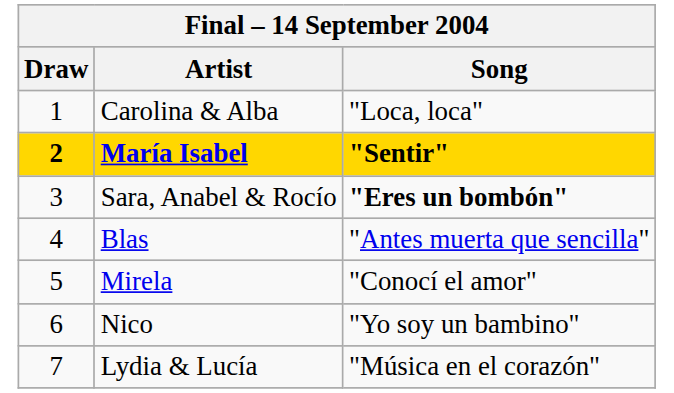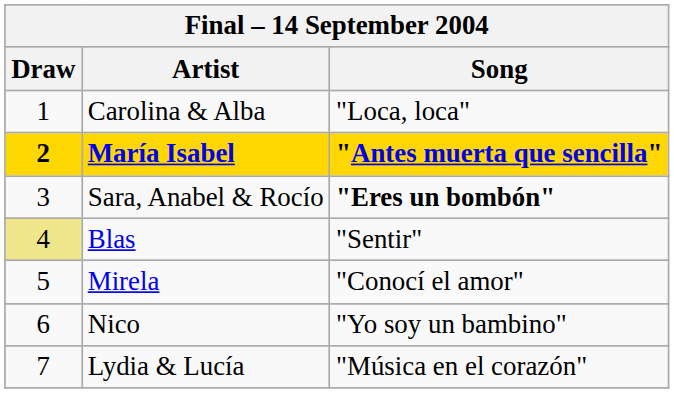(399, 153) "Sentir" -> (499, 153) "Antes muerta que sencilla"
(56, 238) no background -> (43, 238) khaki background
(499, 238) "Antes muerta que sencilla" -> (379, 238) "Sentir"
